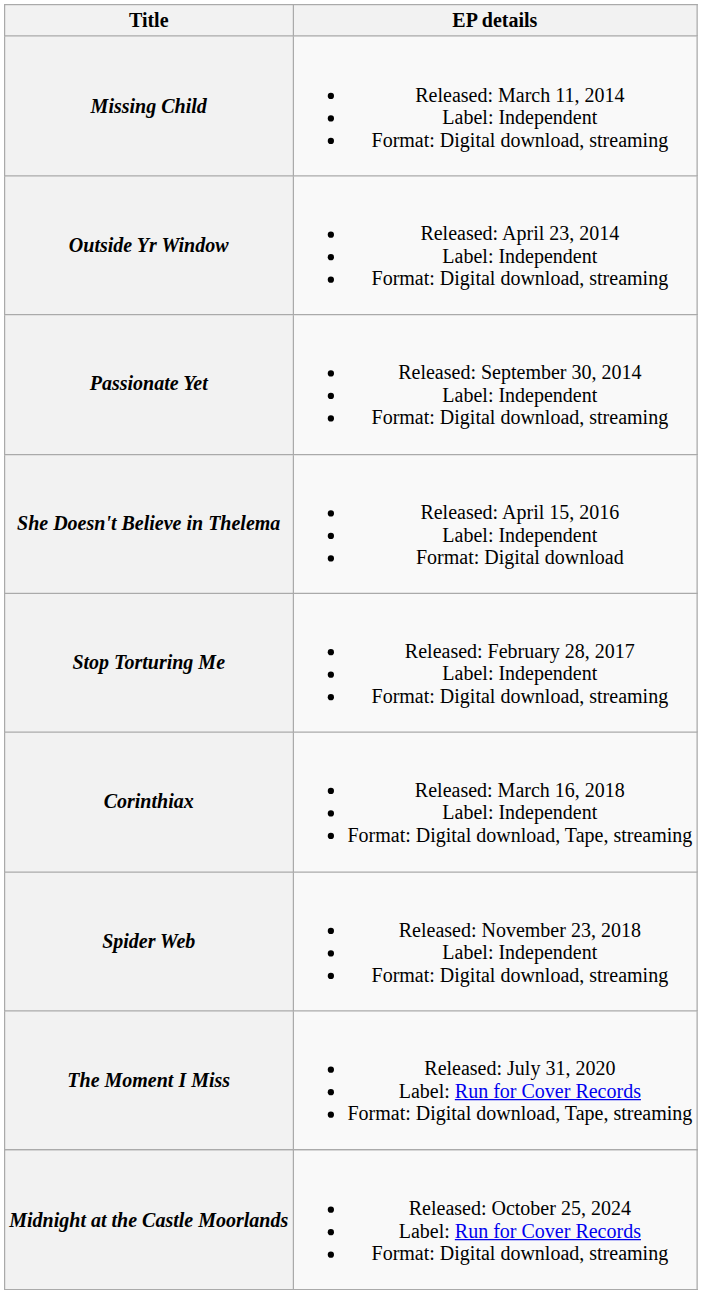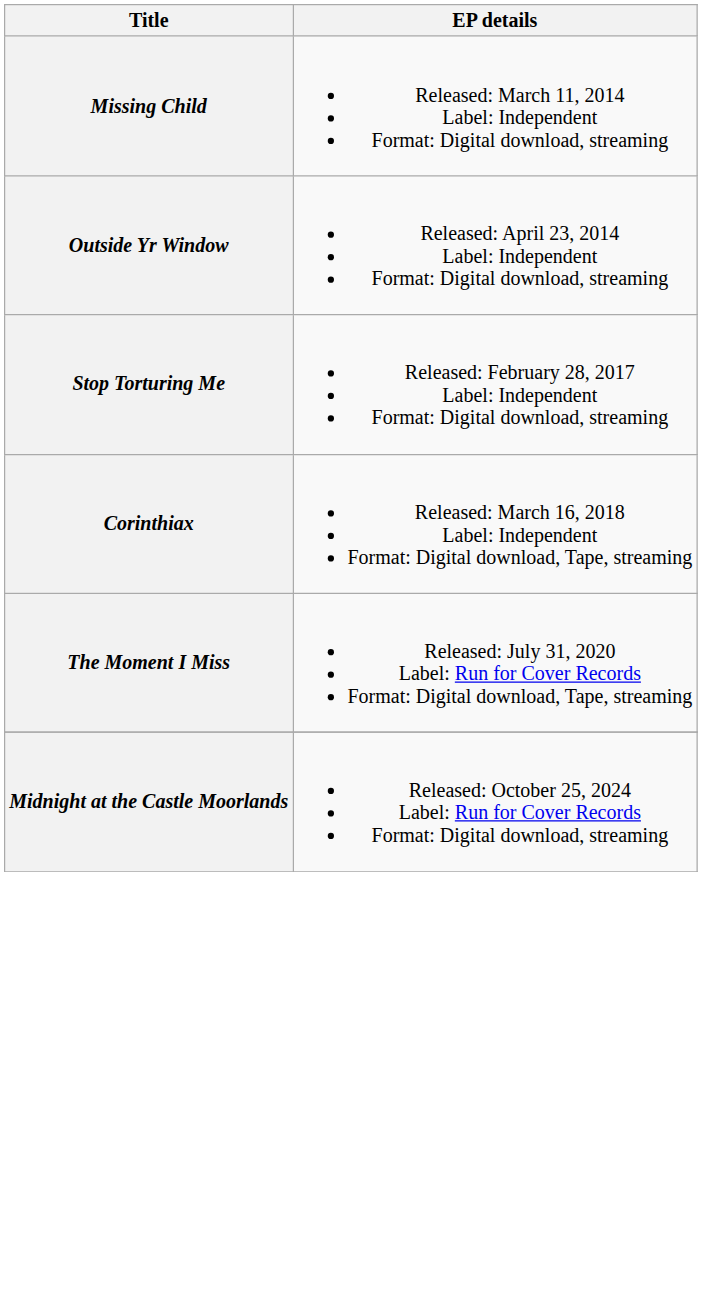- row: (149, 384)
- row: (149, 523)
- row: (149, 941)
